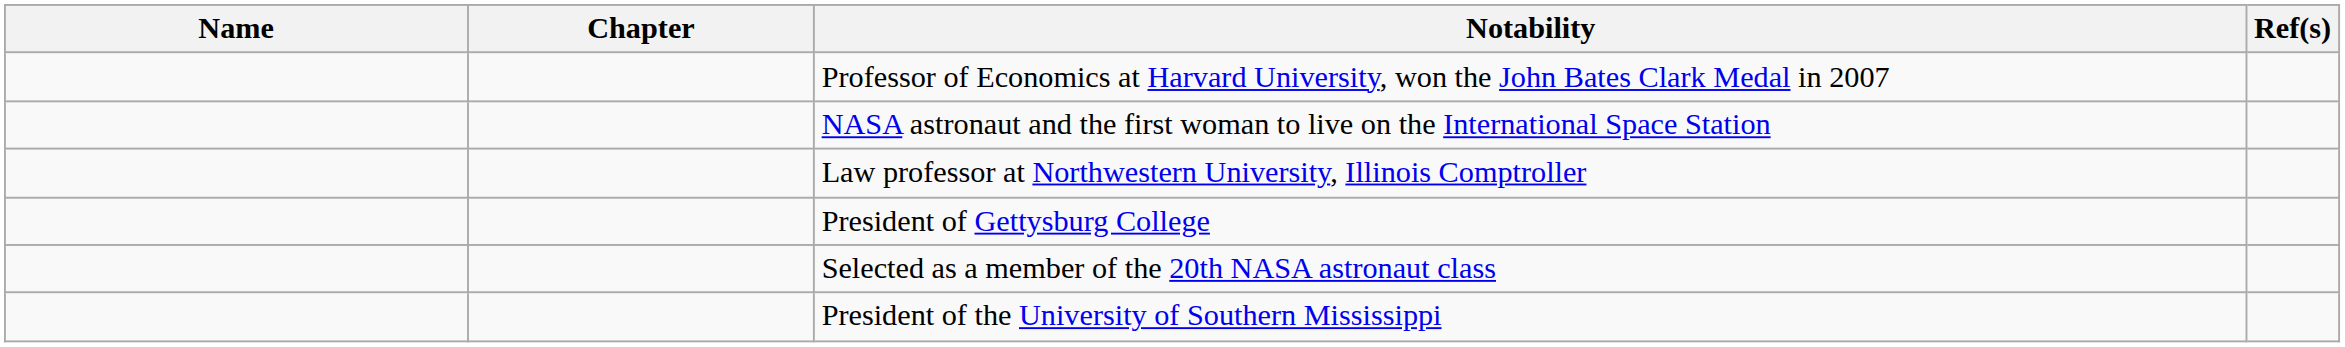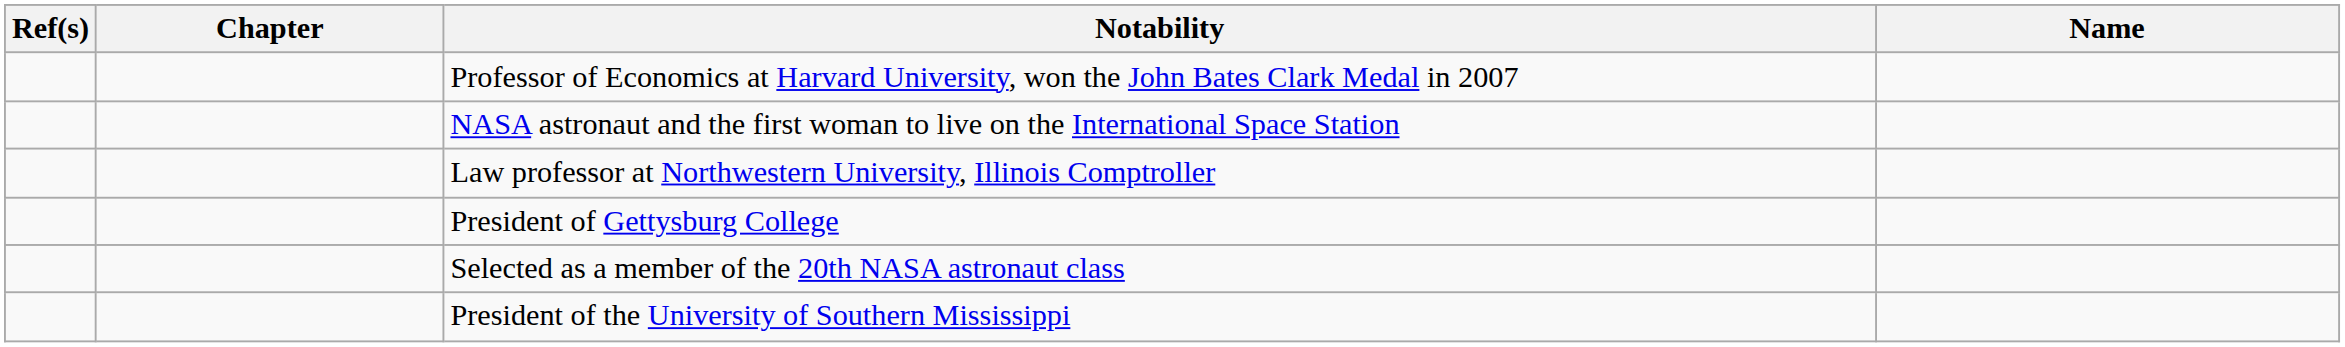columns swapped: (236, 28) <-> (2293, 28)
